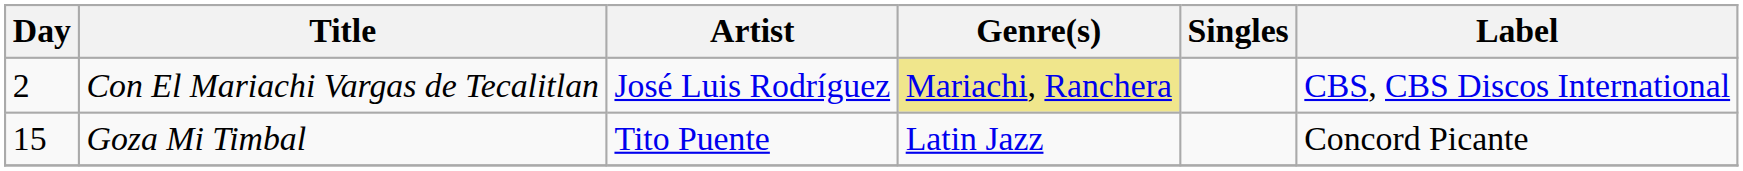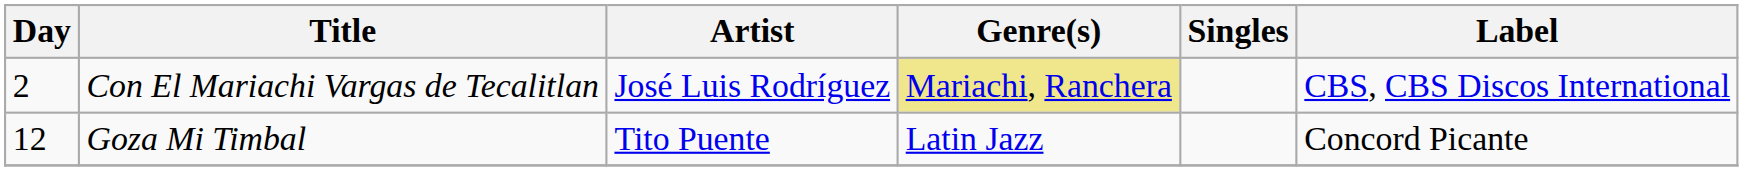(30, 138) 15 -> (30, 138) 12
